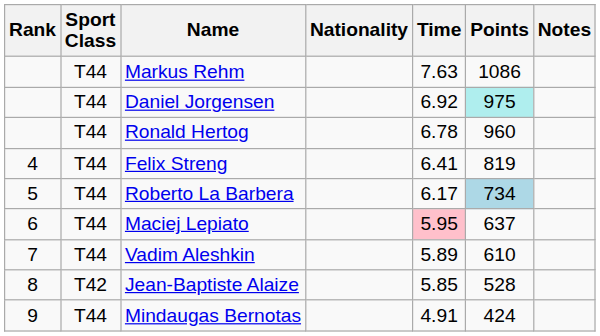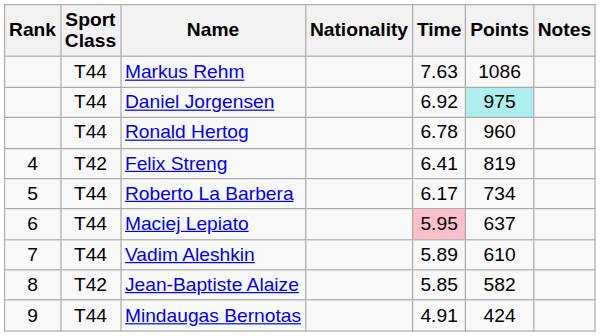(90, 163) T44 -> (90, 163) T42
(500, 193) lightblue background -> (500, 193) no background
(500, 284) 528 -> (500, 284) 582
